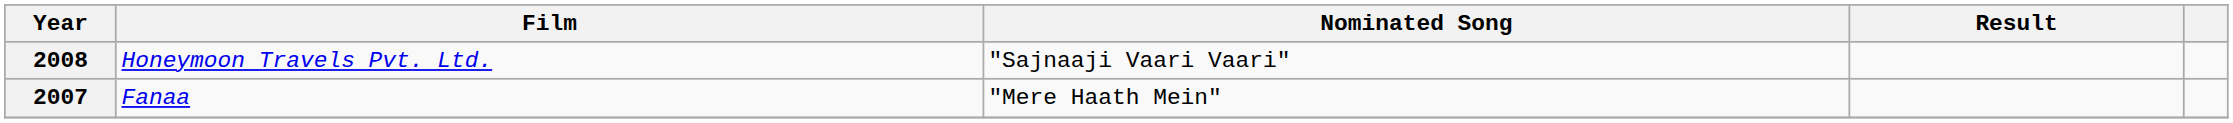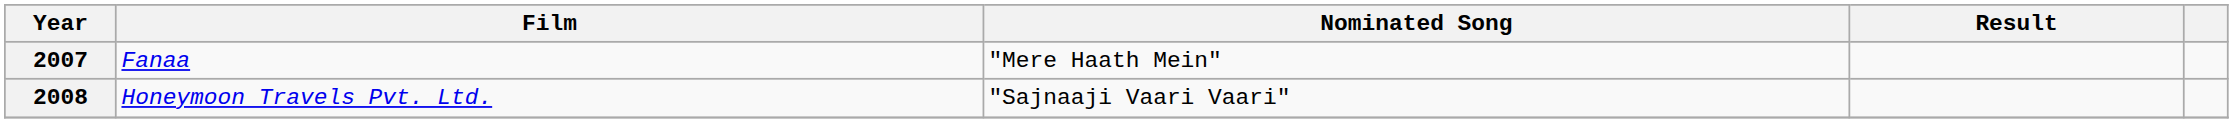rows swapped: (60, 98) <-> (60, 61)
